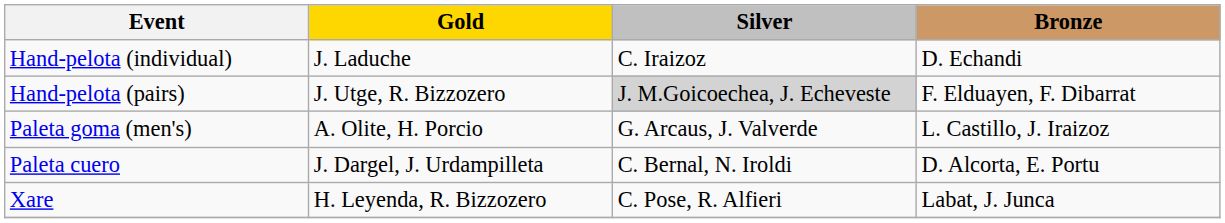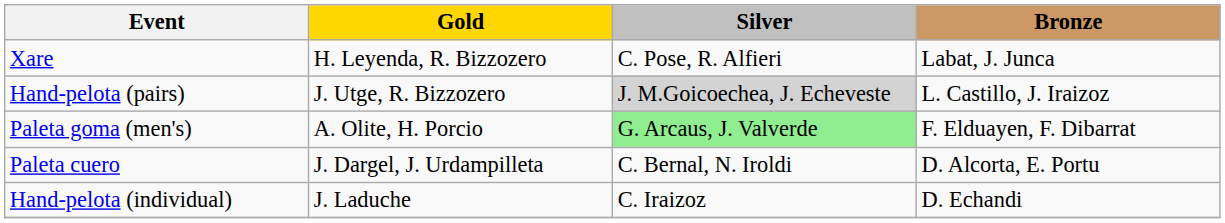rows swapped: (121, 57) <-> (32, 199)
(1029, 93) F. Elduayen, F. Dibarrat -> (1016, 93) L. Castillo, J. Iraizoz
(718, 128) no background -> (718, 128) lightgreen background
(1016, 128) L. Castillo, J. Iraizoz -> (1029, 128) F. Elduayen, F. Dibarrat
